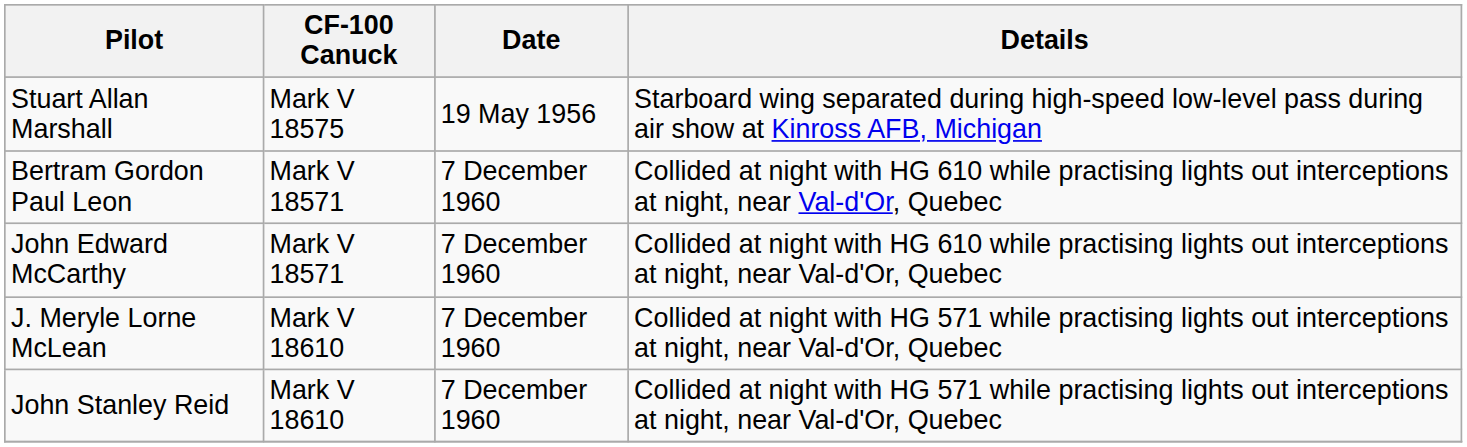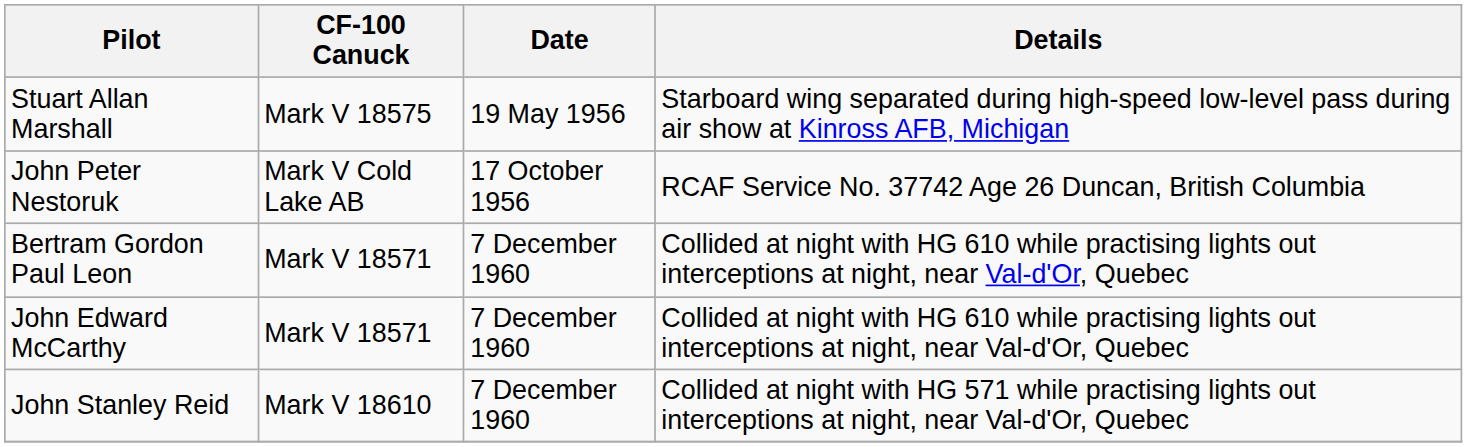+ row: (76, 186)
- row: (104, 332)
